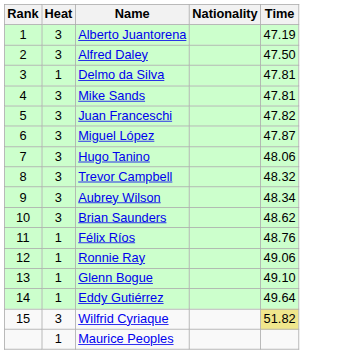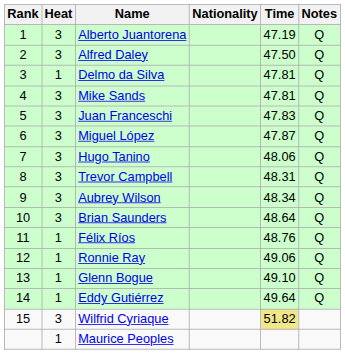+ column: (319, 14)
(280, 116) 47.82 -> (280, 116) 47.83
(280, 177) 48.32 -> (280, 177) 48.31
(280, 217) 48.62 -> (280, 217) 48.64
